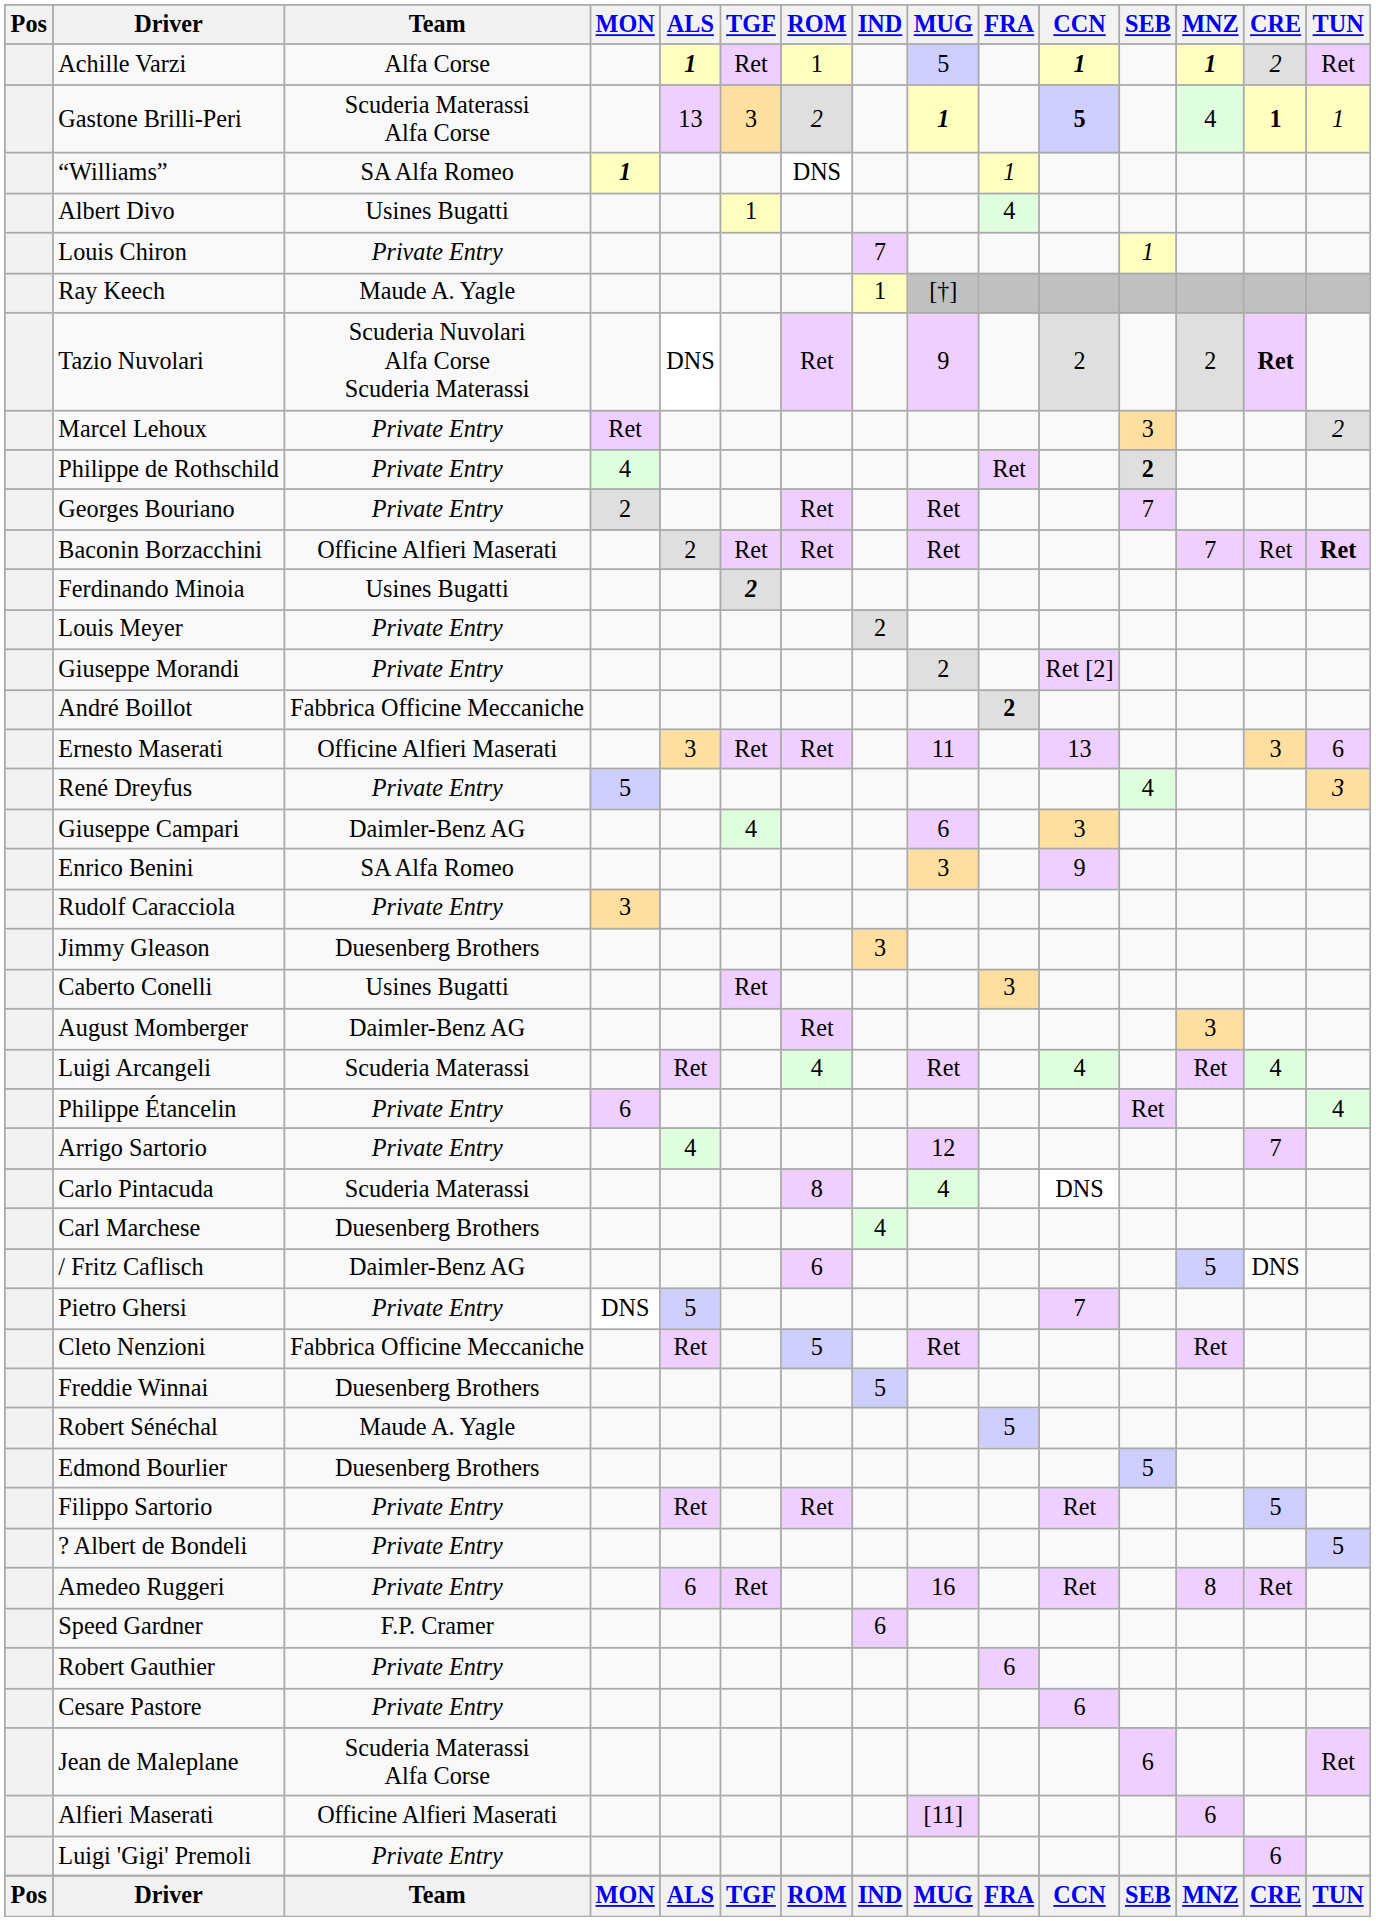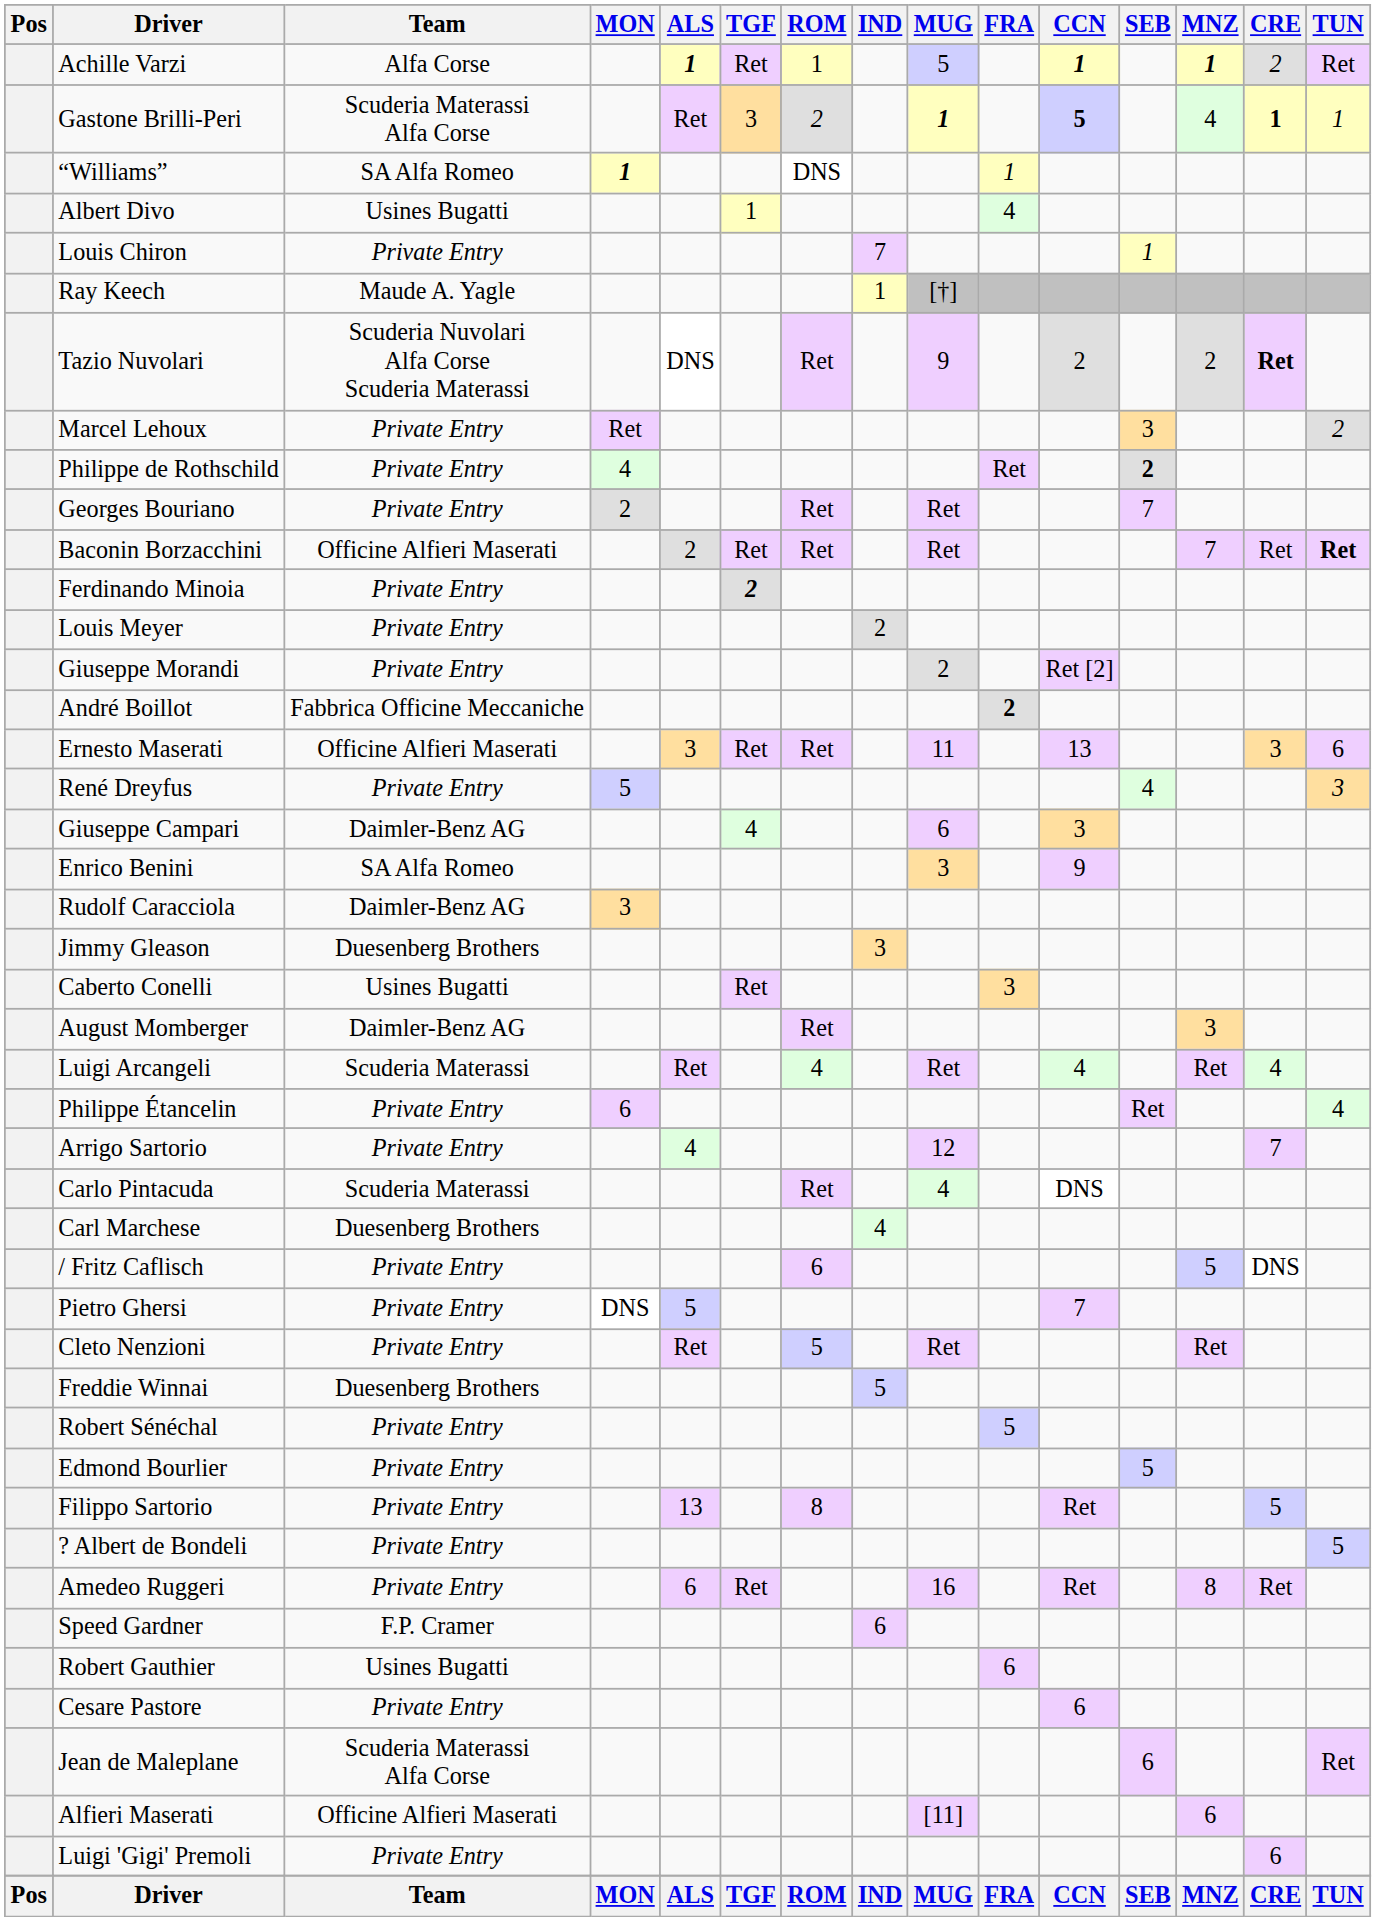(690, 118) 13 -> (690, 118) Ret
(437, 588) Usines Bugatti -> (437, 588) Private Entry
(437, 908) Private Entry -> (437, 908) Daimler-Benz AG
(817, 1187) 8 -> (817, 1187) Ret
(437, 1267) Daimler-Benz AG -> (437, 1267) Private Entry
(437, 1347) Fabbrica Officine Meccaniche -> (437, 1347) Private Entry
(437, 1427) Maude A. Yagle -> (437, 1427) Private Entry
(437, 1467) Duesenberg Brothers -> (437, 1467) Private Entry
(690, 1507) Ret -> (690, 1507) 13
(817, 1507) Ret -> (817, 1507) 8
(437, 1667) Private Entry -> (437, 1667) Usines Bugatti
